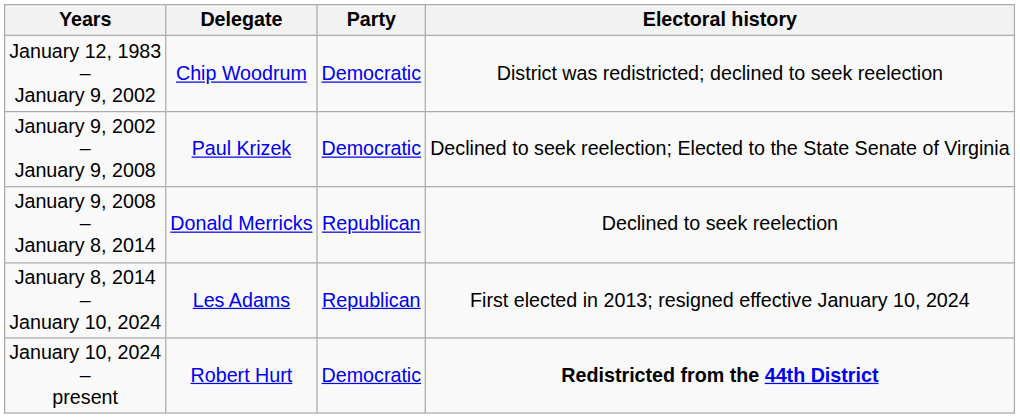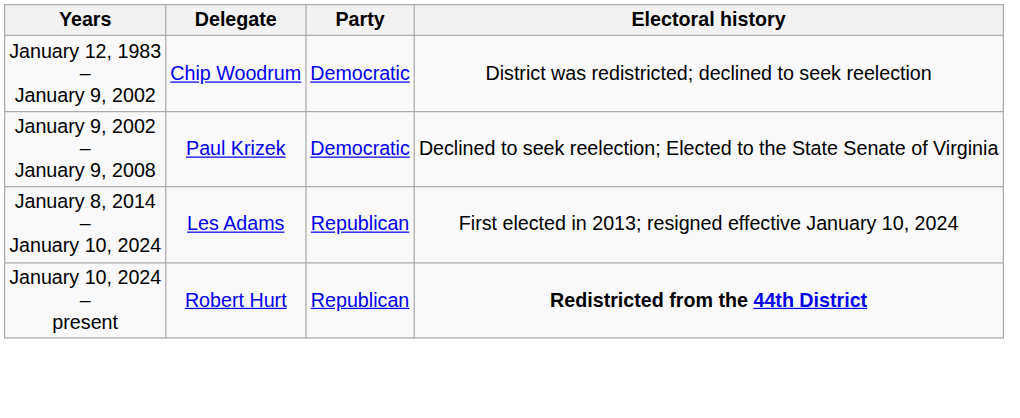- row: (85, 224)
(371, 375) Democratic -> (360, 299) Republican
